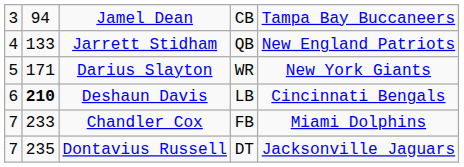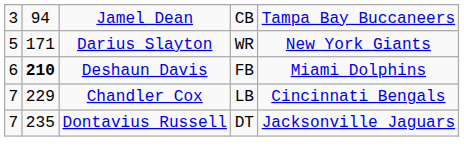- row: (145, 44)
(244, 97) LB -> (244, 70) FB
(358, 97) Cincinnati Bengals -> (358, 70) Miami Dolphins
(40, 123) 233 -> (40, 97) 229
(244, 123) FB -> (244, 97) LB
(358, 123) Miami Dolphins -> (358, 97) Cincinnati Bengals
